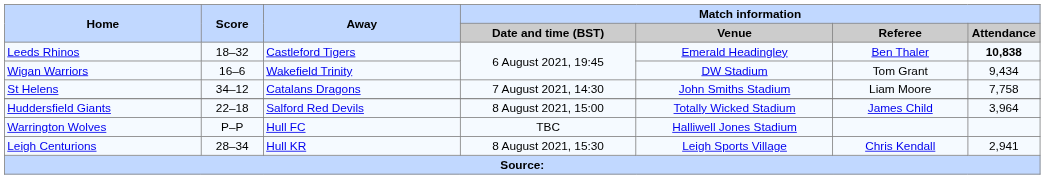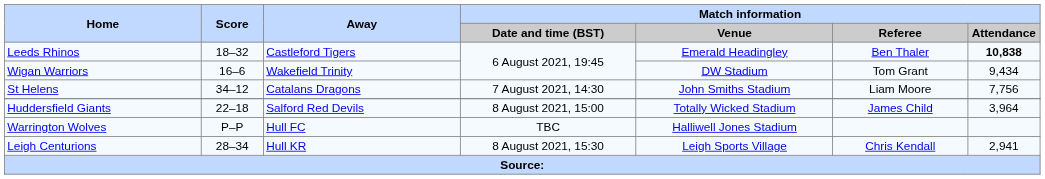(1004, 89) 7,758 -> (1004, 89) 7,756
